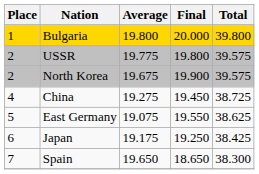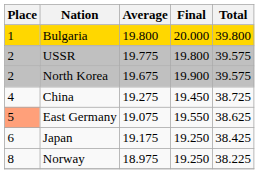(11, 117) no background -> (11, 117) lightsalmon background
- row: (58, 158)
+ row: (64, 158)
